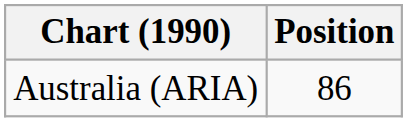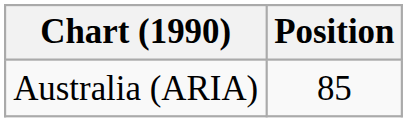(334, 87) 86 -> (334, 87) 85
